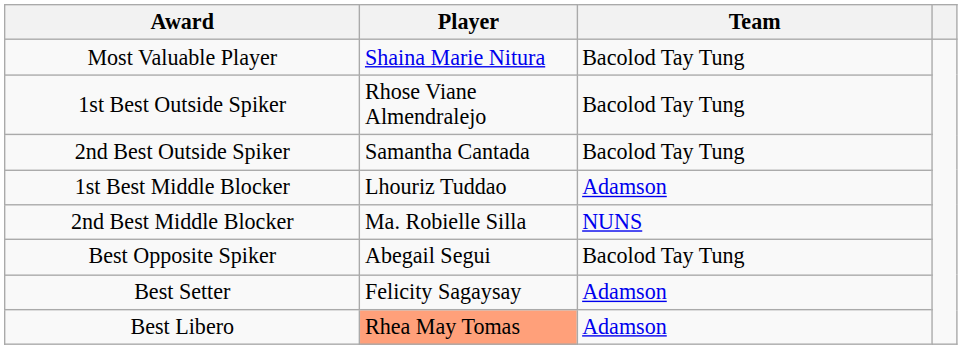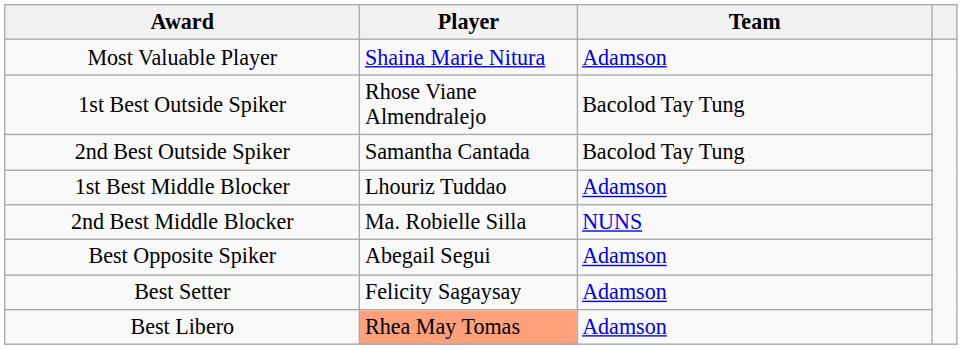(663, 57) Bacolod Tay Tung -> (624, 57) Adamson
(663, 256) Bacolod Tay Tung -> (624, 256) Adamson
